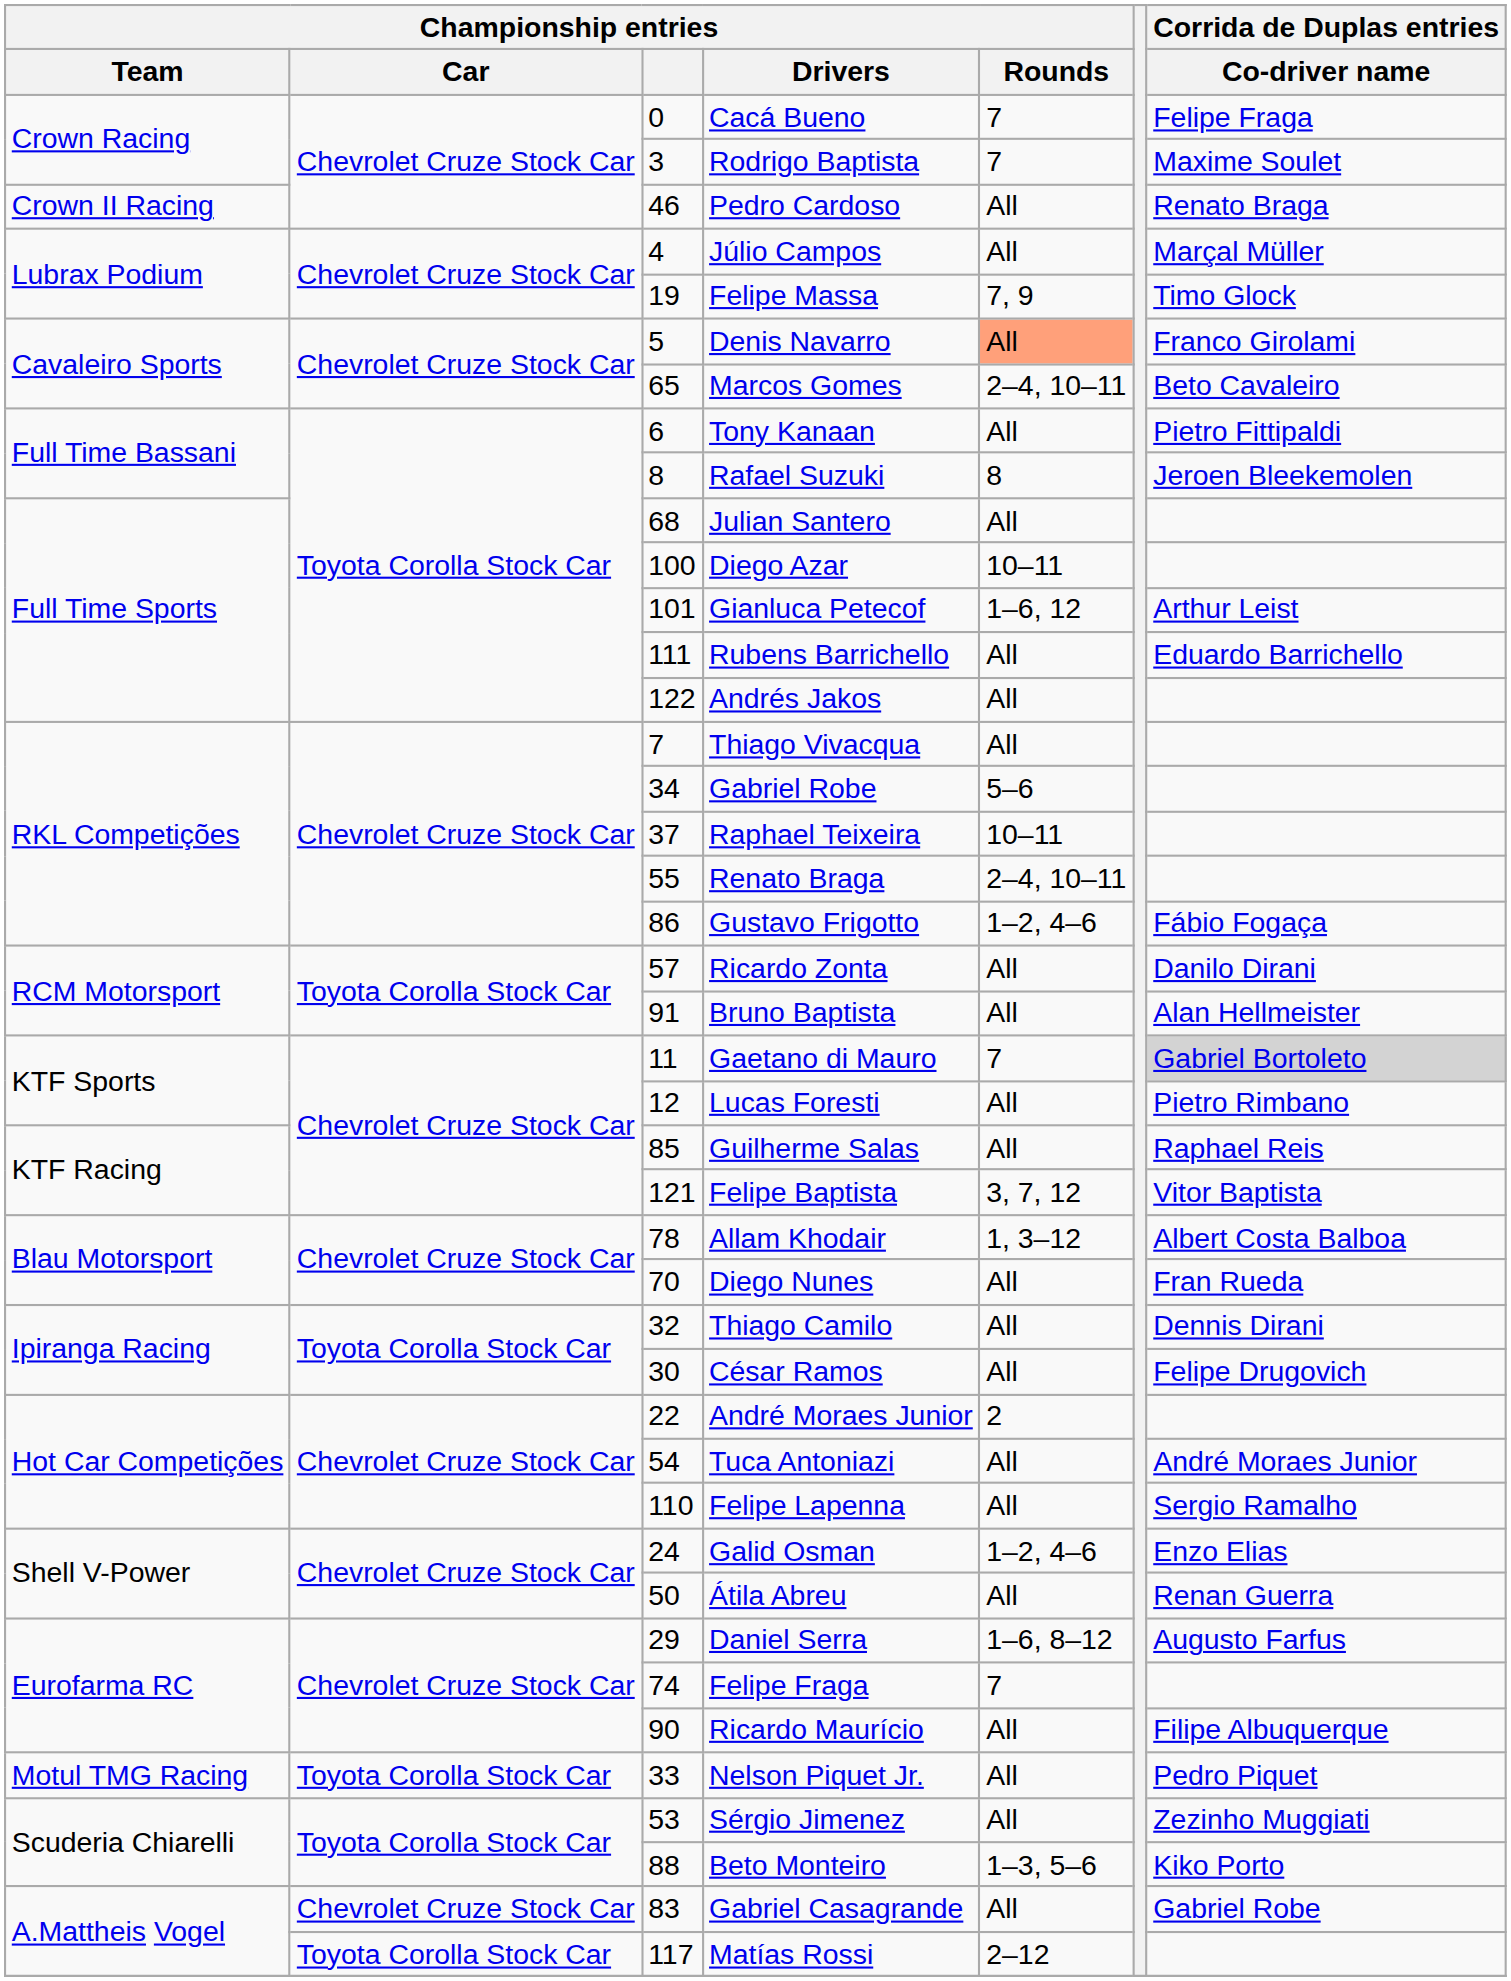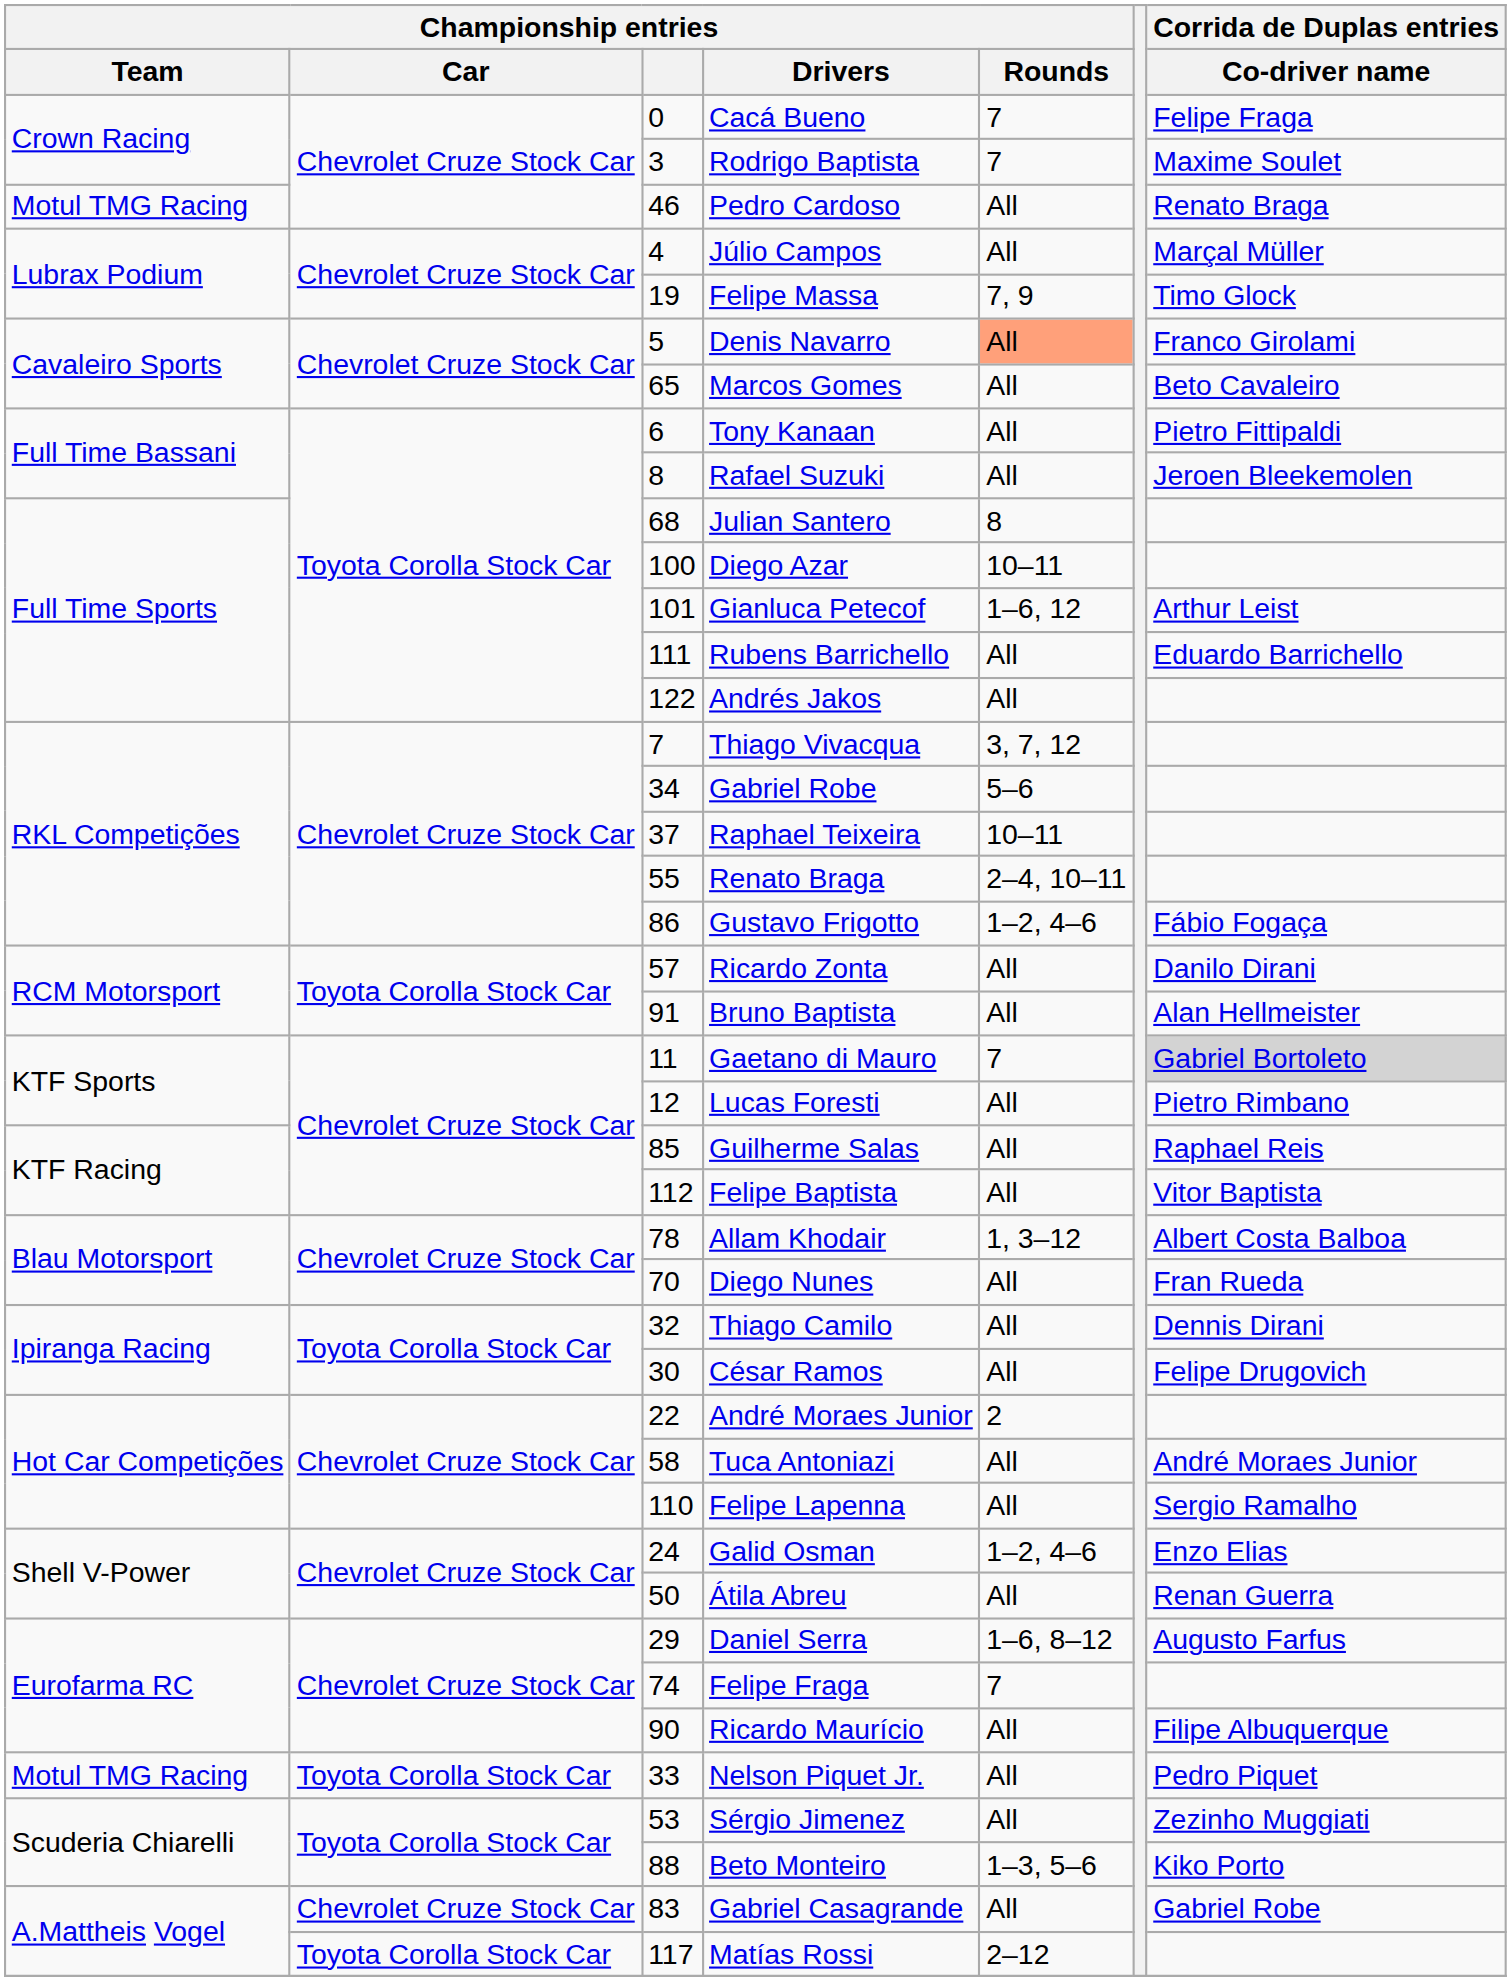(113, 206) Crown II Racing -> (130, 206) Motul TMG Racing
(1056, 385) 2–4, 10–11 -> (1002, 385) All
(994, 475) 8 -> (1002, 475) All
(1002, 520) All -> (994, 520) 8
(1002, 744) All -> (1034, 744) 3, 7, 12
(672, 1192) 121 -> (671, 1192) 112
(1034, 1192) 3, 7, 12 -> (1002, 1192) All
(664, 1461) 54 -> (664, 1461) 58
